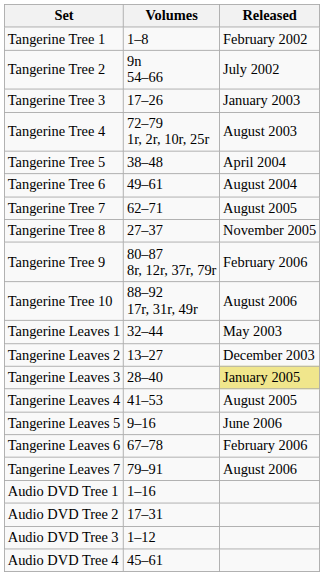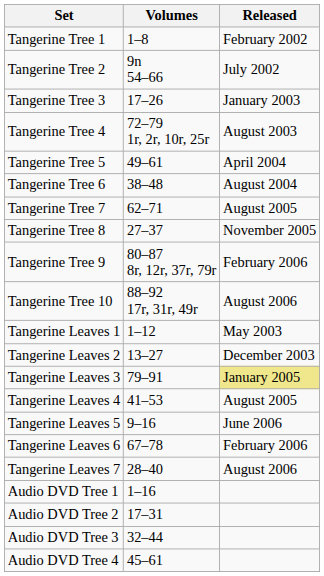(145, 162) 38–48 -> (145, 162) 49–61
(145, 185) 49–61 -> (145, 185) 38–48
(145, 331) 32–44 -> (141, 331) 1–12
(145, 377) 28–40 -> (145, 377) 79–91
(145, 468) 79–91 -> (145, 468) 28–40
(141, 537) 1–12 -> (145, 537) 32–44
